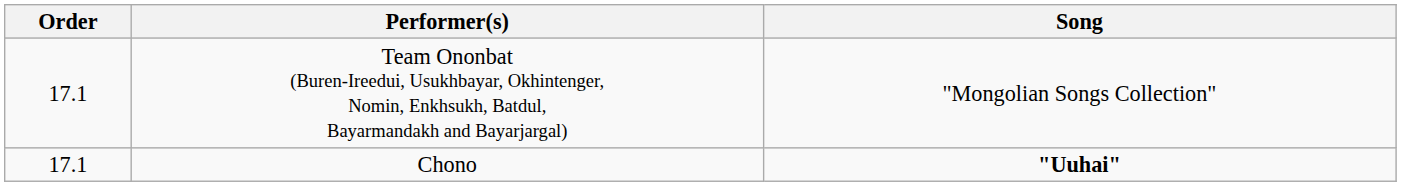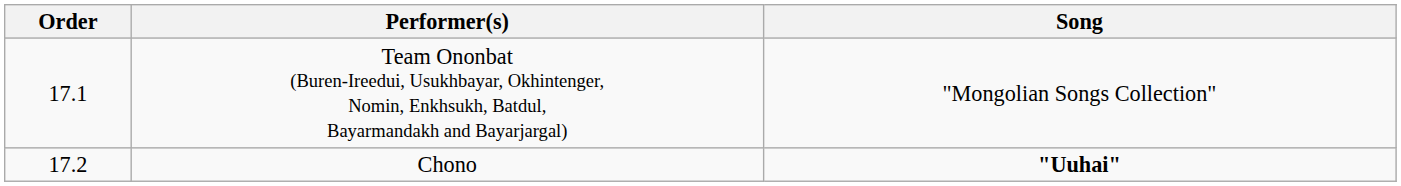(68, 164) 17.1 -> (68, 164) 17.2
